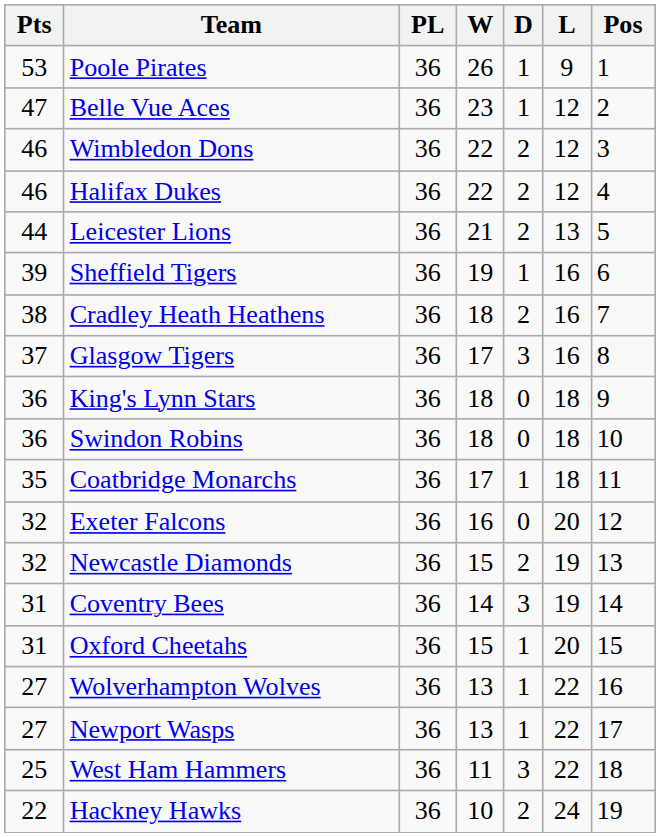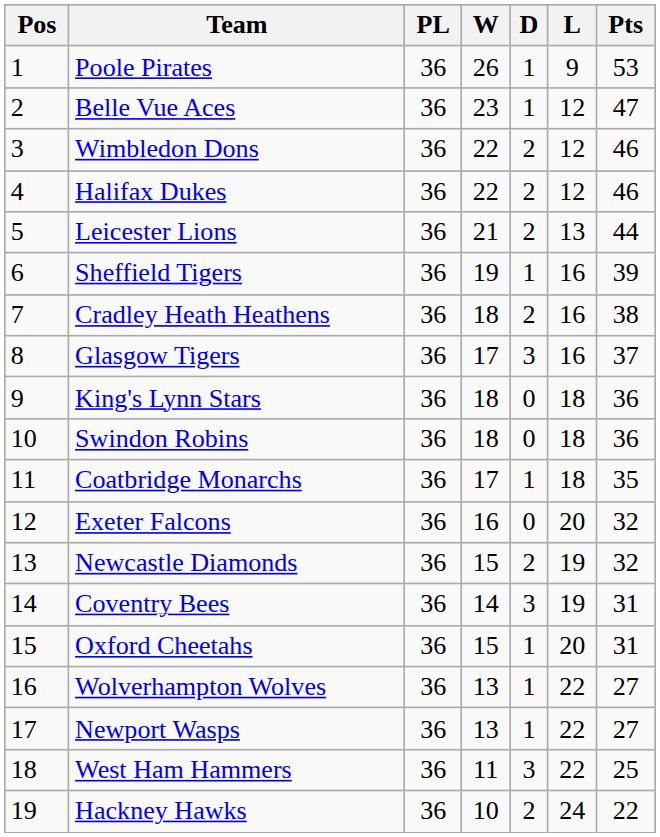columns swapped: (623, 25) <-> (34, 25)
